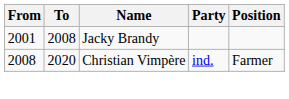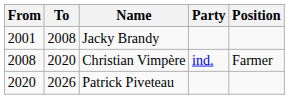+ row: (128, 82)
